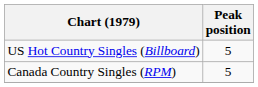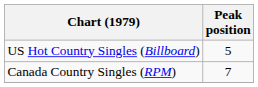(228, 72) 5 -> (228, 72) 7
